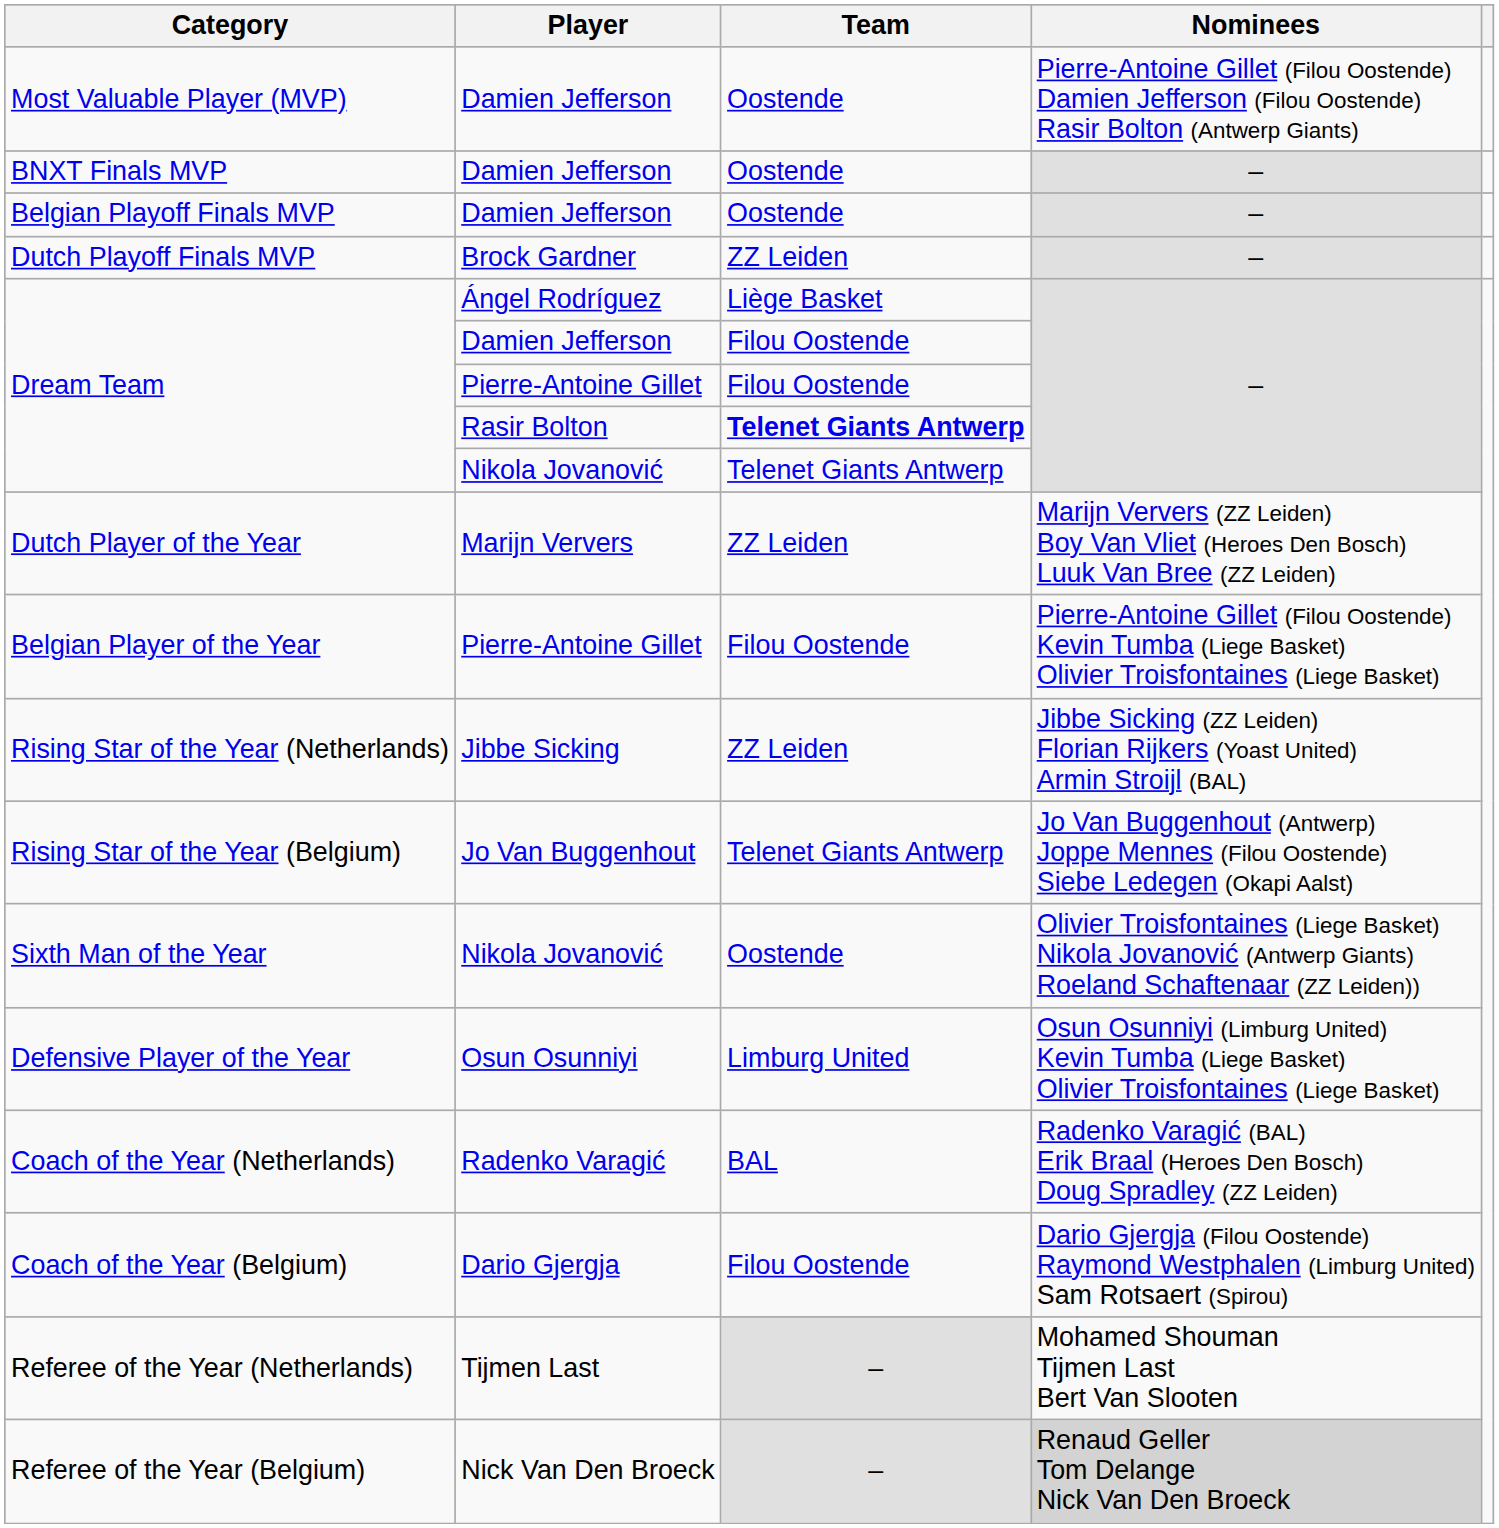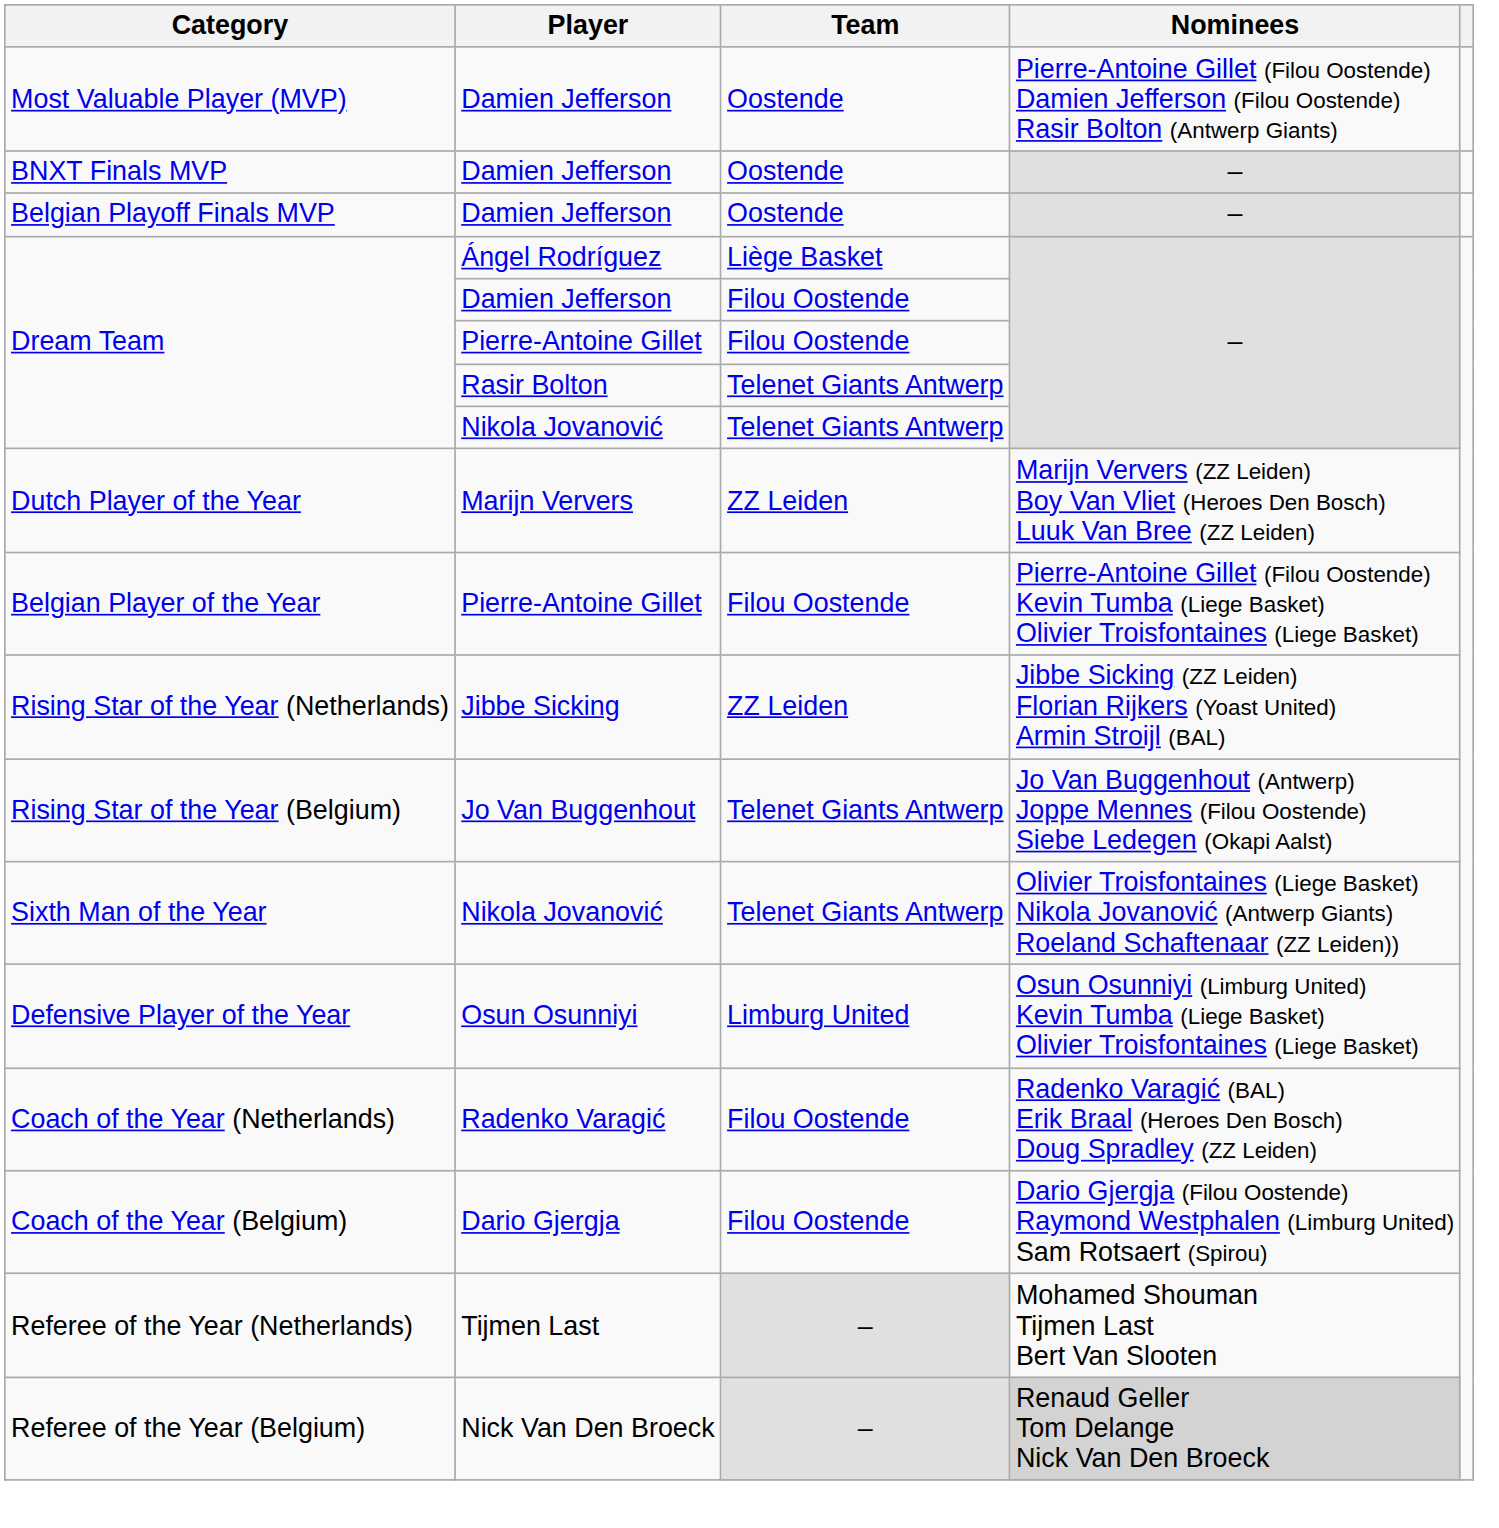- row: (163, 256)
(876, 427) bold -> (865, 384) normal
(785, 955) Oostende -> (865, 912) Telenet Giants Antwerp
(752, 1161) BAL -> (818, 1118) Filou Oostende
